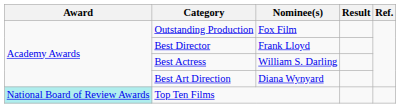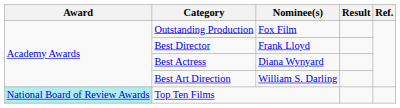(298, 62) William S. Darling -> (291, 62) Diana Wynyard
(291, 78) Diana Wynyard -> (298, 78) William S. Darling
